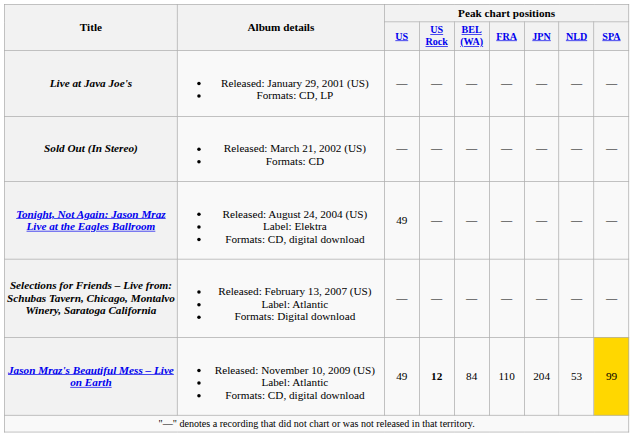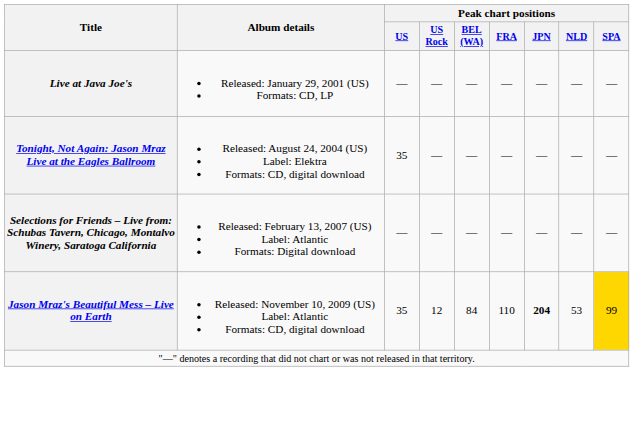- row: (91, 148)
(402, 220) 49 -> (402, 155) 35
(402, 376) 49 -> (402, 311) 35
(437, 376) bold -> (437, 311) normal
(542, 376) normal -> (542, 311) bold
